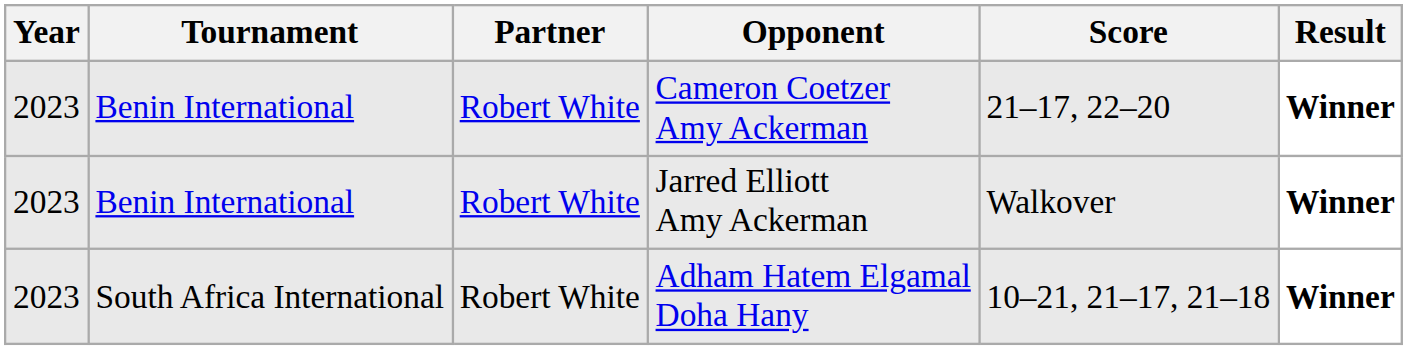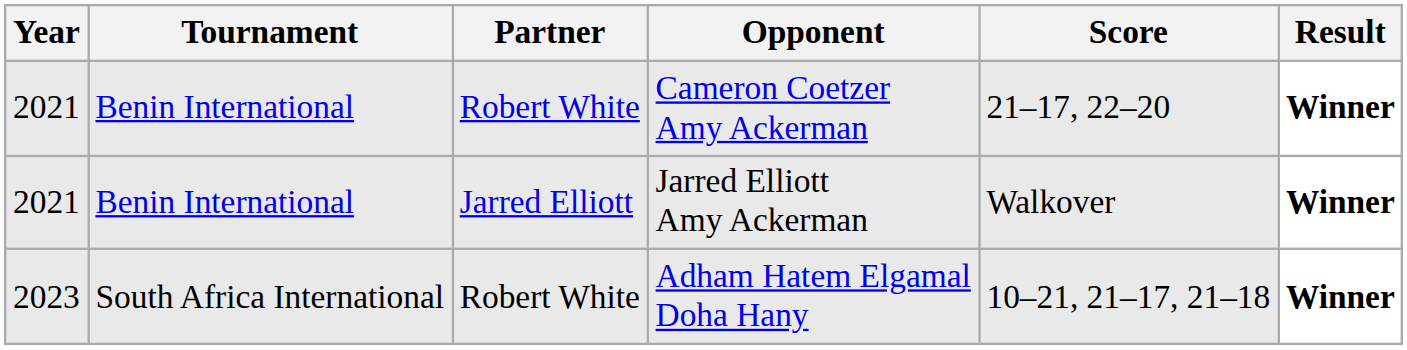(46, 107) 2023 -> (46, 107) 2021
(46, 201) 2023 -> (46, 201) 2021
(550, 201) Robert White -> (546, 201) Jarred Elliott
